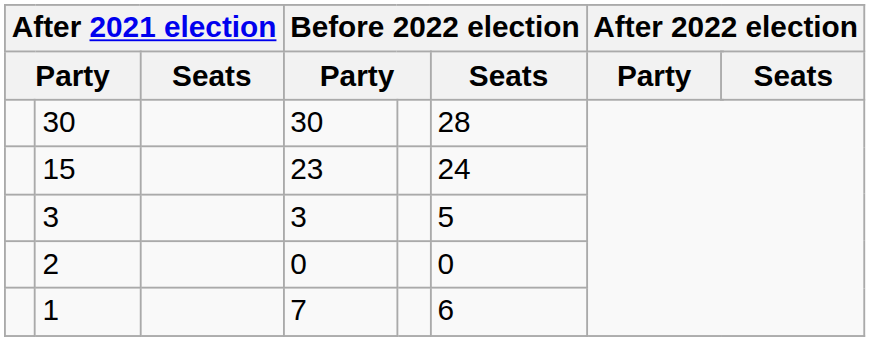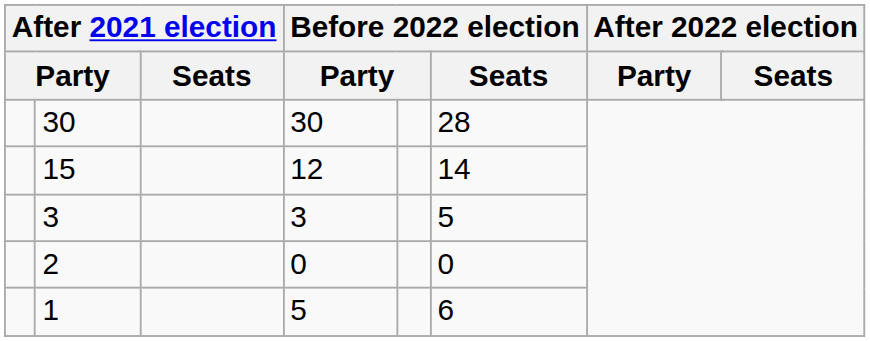(307, 169) 23 -> (307, 169) 12
(454, 169) 24 -> (454, 169) 14
(298, 311) 7 -> (298, 311) 5
